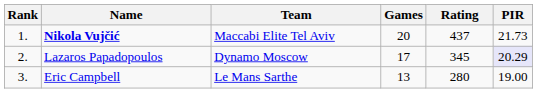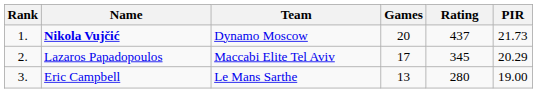(274, 35) Maccabi Elite Tel Aviv -> (261, 35) Dynamo Moscow
(261, 56) Dynamo Moscow -> (274, 56) Maccabi Elite Tel Aviv
(513, 56) lavender background -> (513, 56) no background
